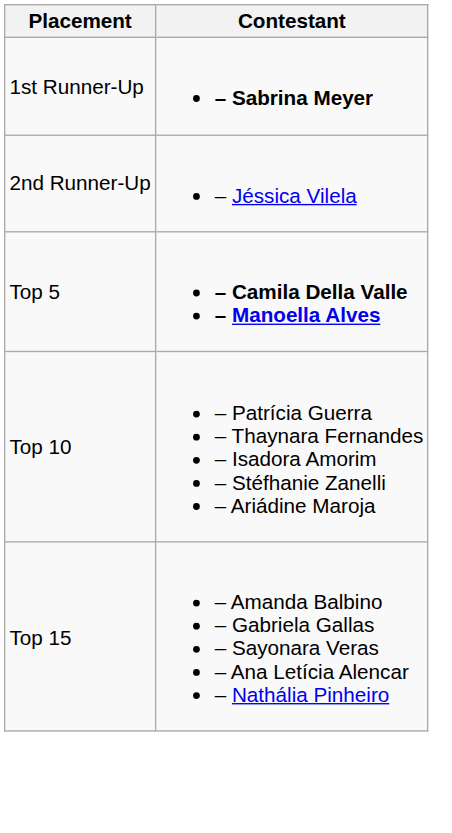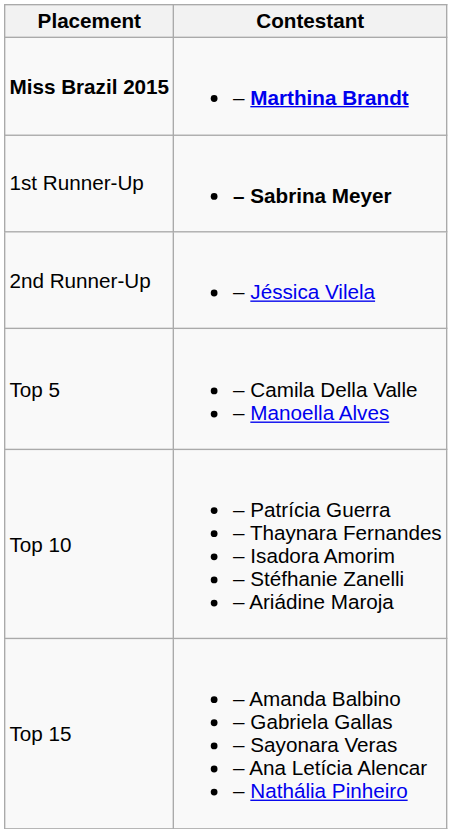+ row: (89, 86)
(292, 304) bold -> (310, 401) normal
